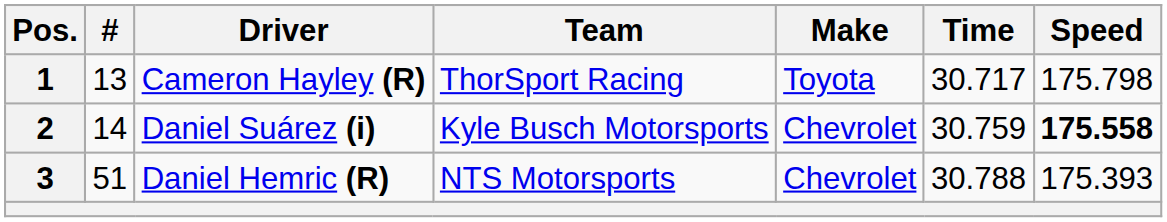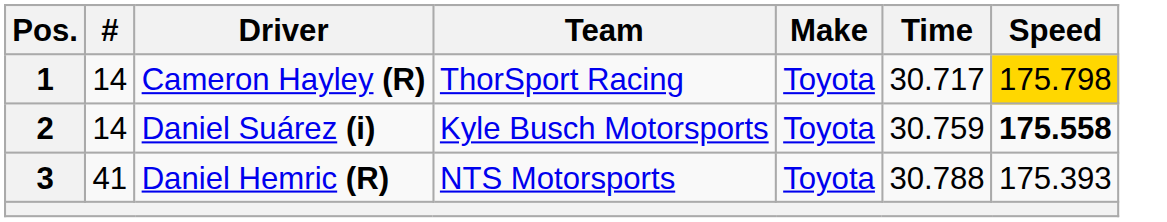(110, 79) 13 -> (110, 79) 14
(1097, 79) no background -> (1055, 79) gold background
(850, 129) Chevrolet -> (829, 129) Toyota
(110, 178) 51 -> (110, 178) 41
(850, 178) Chevrolet -> (829, 178) Toyota
